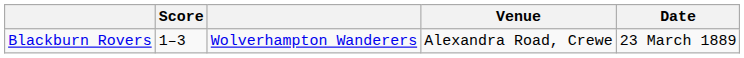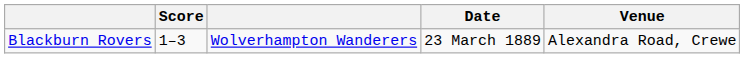columns swapped: (678, 17) <-> (518, 17)
